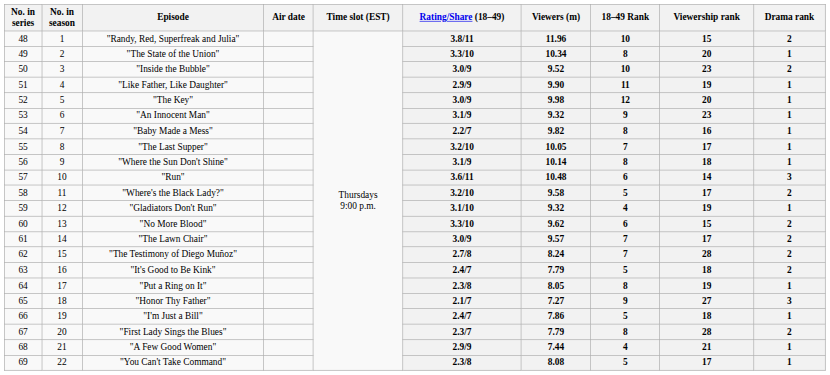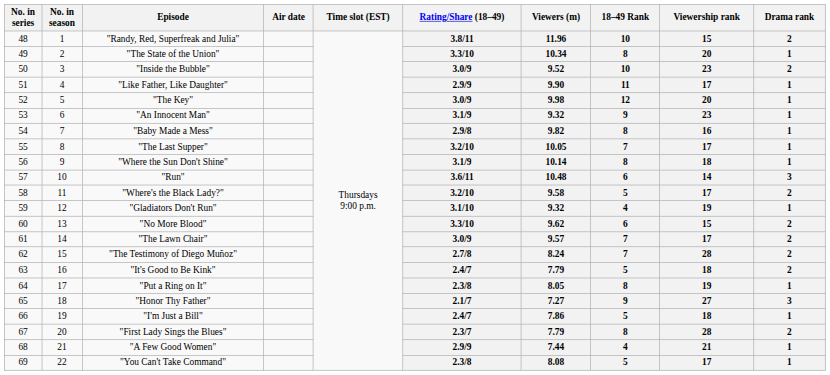(707, 85) 19 -> (707, 85) 17
(462, 131) 2.2/7 -> (462, 131) 2.9/8
